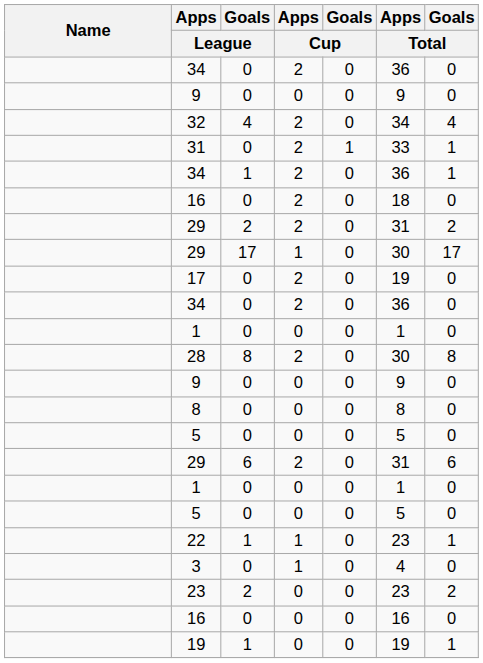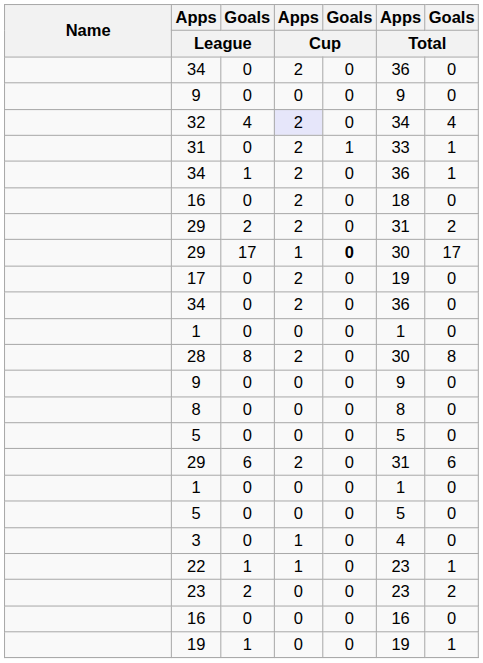(298, 122) no background -> (298, 122) lavender background
(349, 252) normal -> (349, 252) bold
rows swapped: (196, 566) <-> (196, 540)
